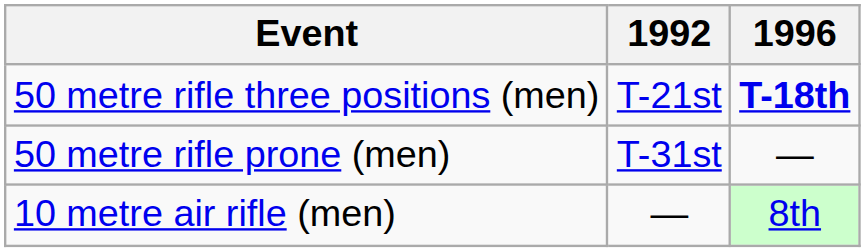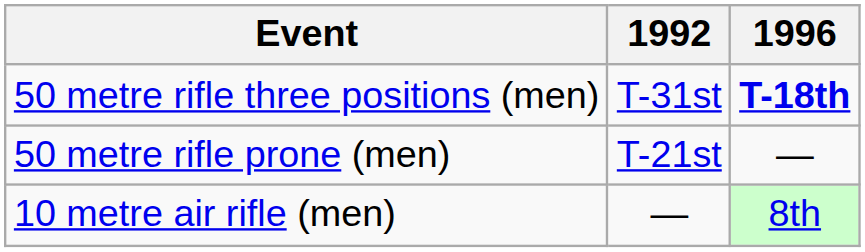(669, 94) T-21st -> (669, 94) T-31st
(669, 154) T-31st -> (669, 154) T-21st
